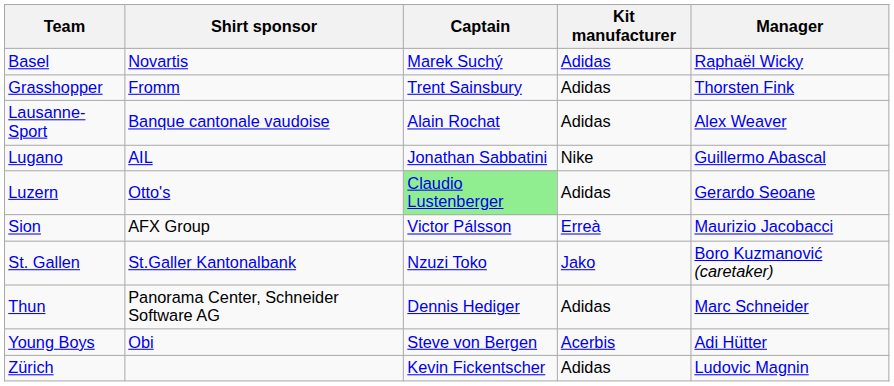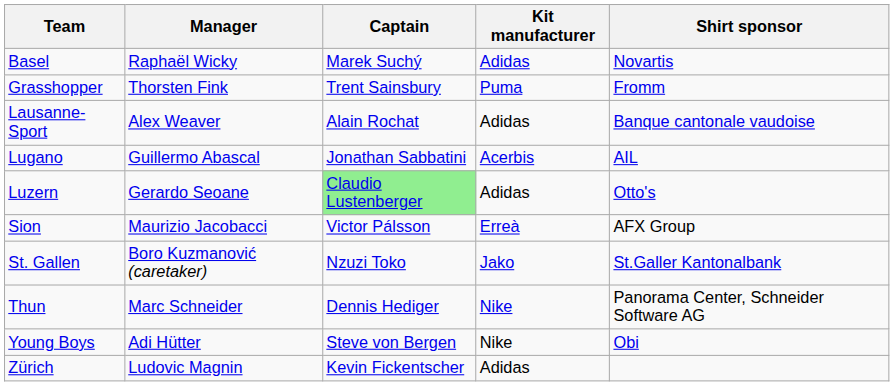columns swapped: (790, 26) <-> (264, 26)
(586, 87) Adidas -> (501, 87) Puma
(577, 157) Nike -> (507, 157) Acerbis
(586, 307) Adidas -> (496, 307) Nike
(588, 342) Acerbis -> (496, 342) Nike
